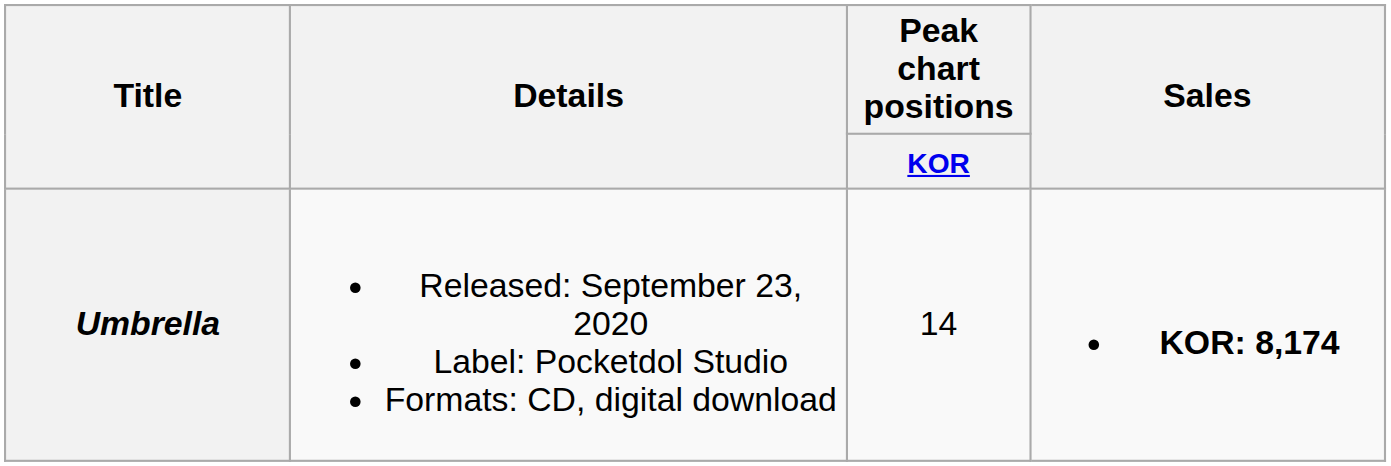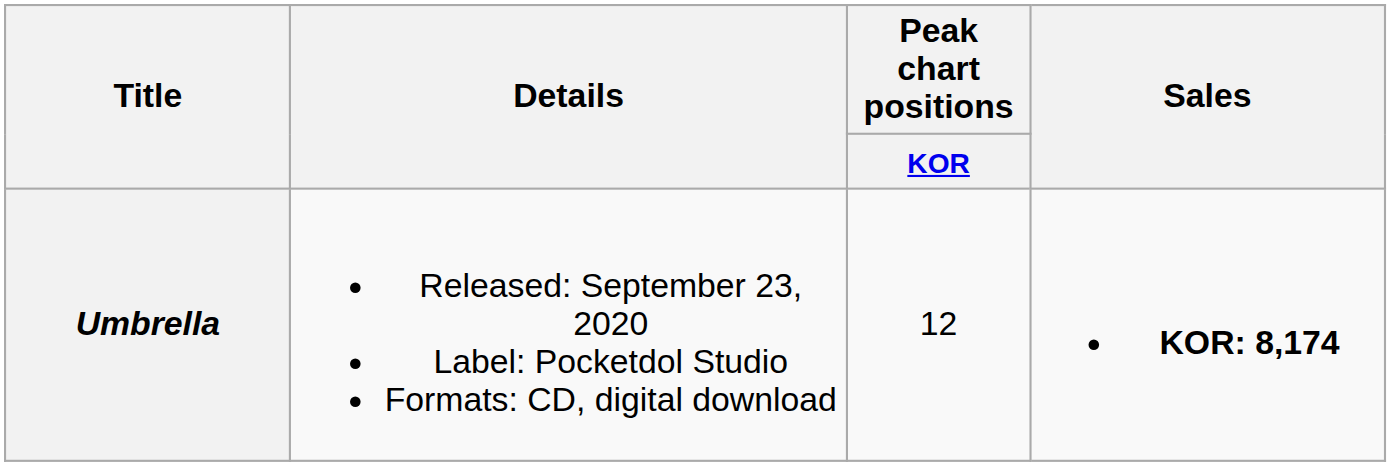(939, 324) 14 -> (939, 324) 12
